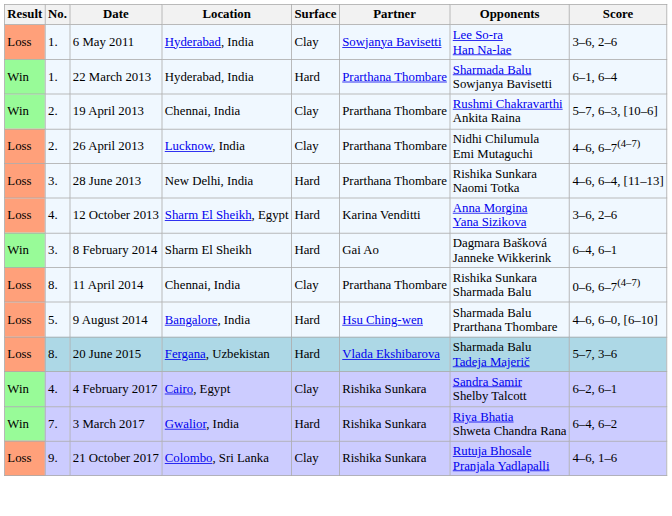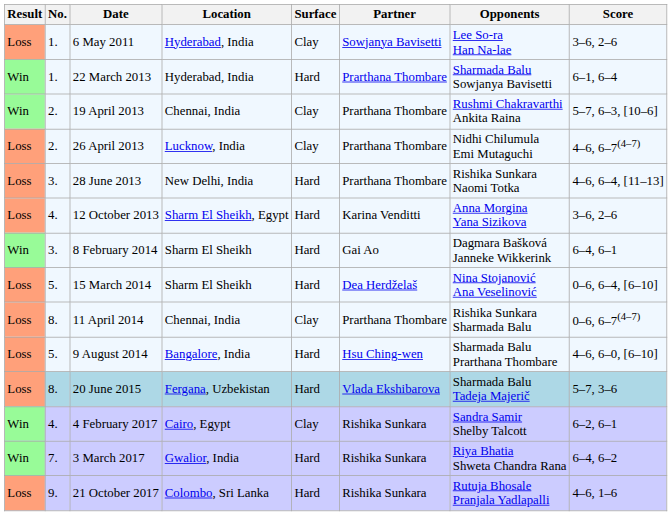+ row: (112, 285)
(306, 458) Clay -> (307, 493) Hard
